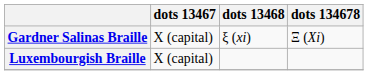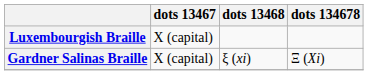rows swapped: (77, 37) <-> (77, 59)
